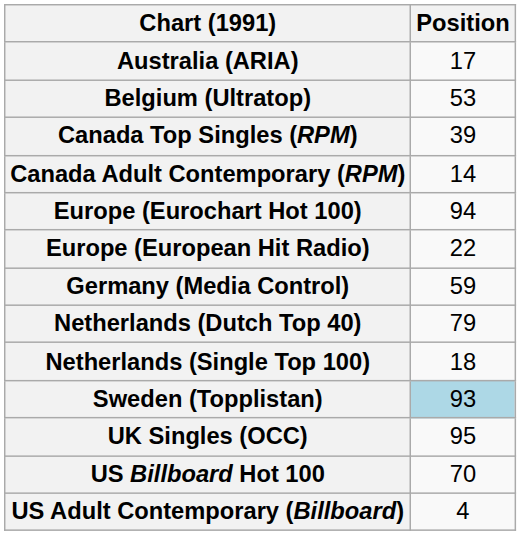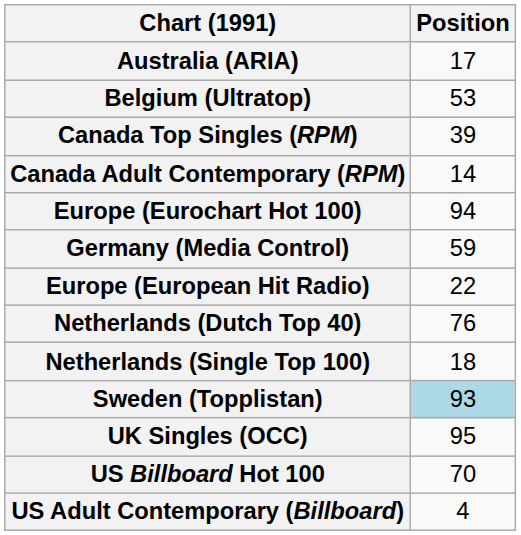rows swapped: (208, 248) <-> (208, 286)
(463, 323) 79 -> (463, 323) 76
